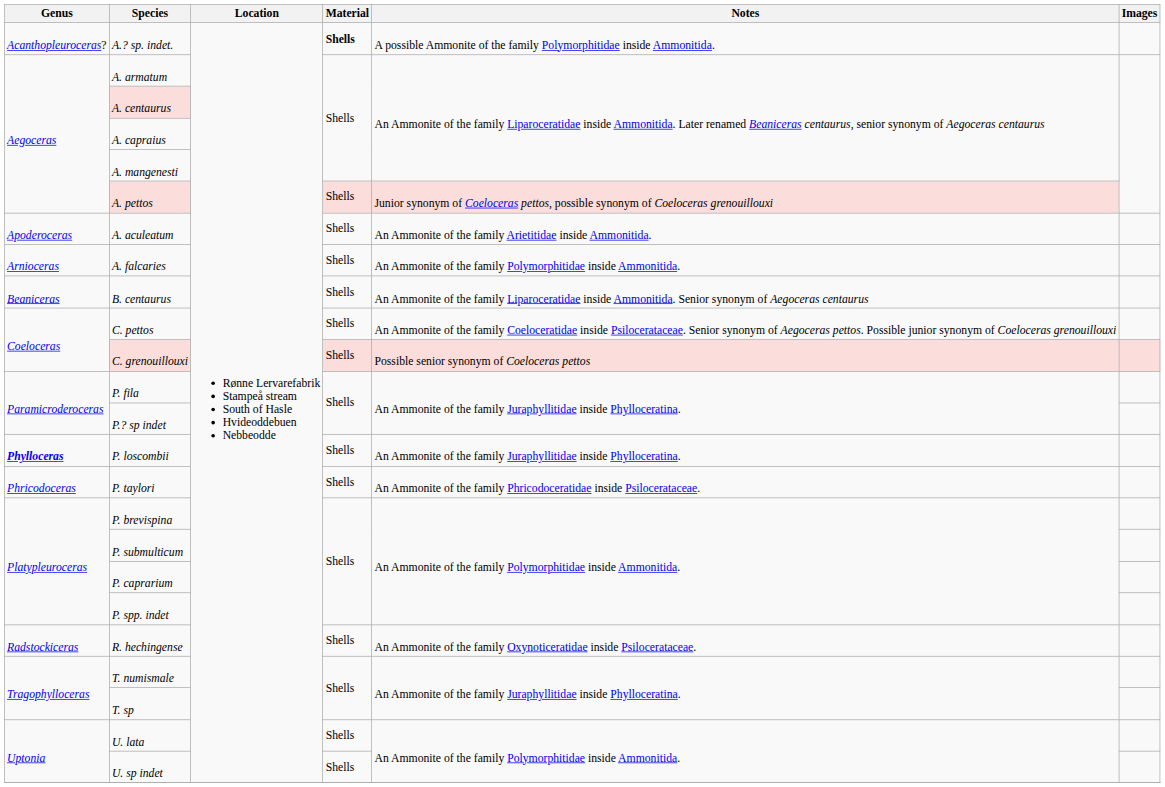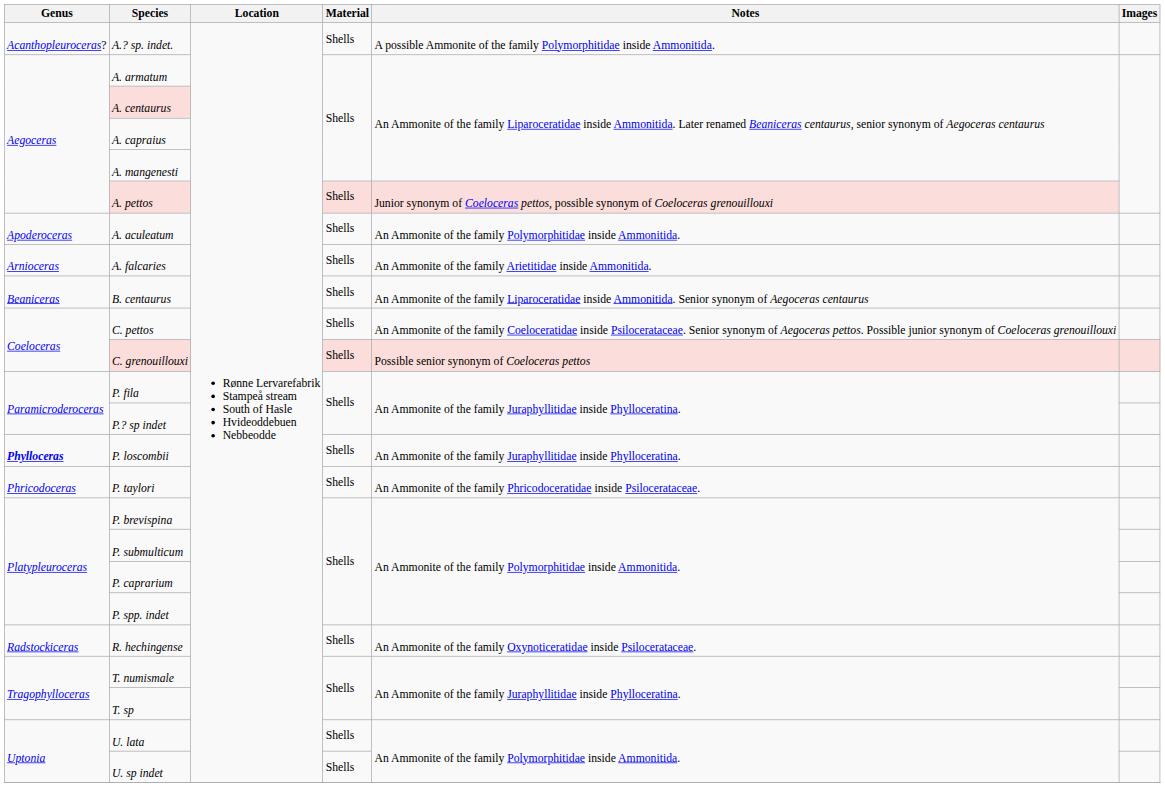(340, 38) bold -> (340, 38) normal
(513, 235) An Ammonite of the family Arietitidae inside Ammonitida. -> (527, 235) An Ammonite of the family Polymorphitidae inside Ammonitida.
(527, 267) An Ammonite of the family Polymorphitidae inside Ammonitida. -> (513, 267) An Ammonite of the family Arietitidae inside Ammonitida.
